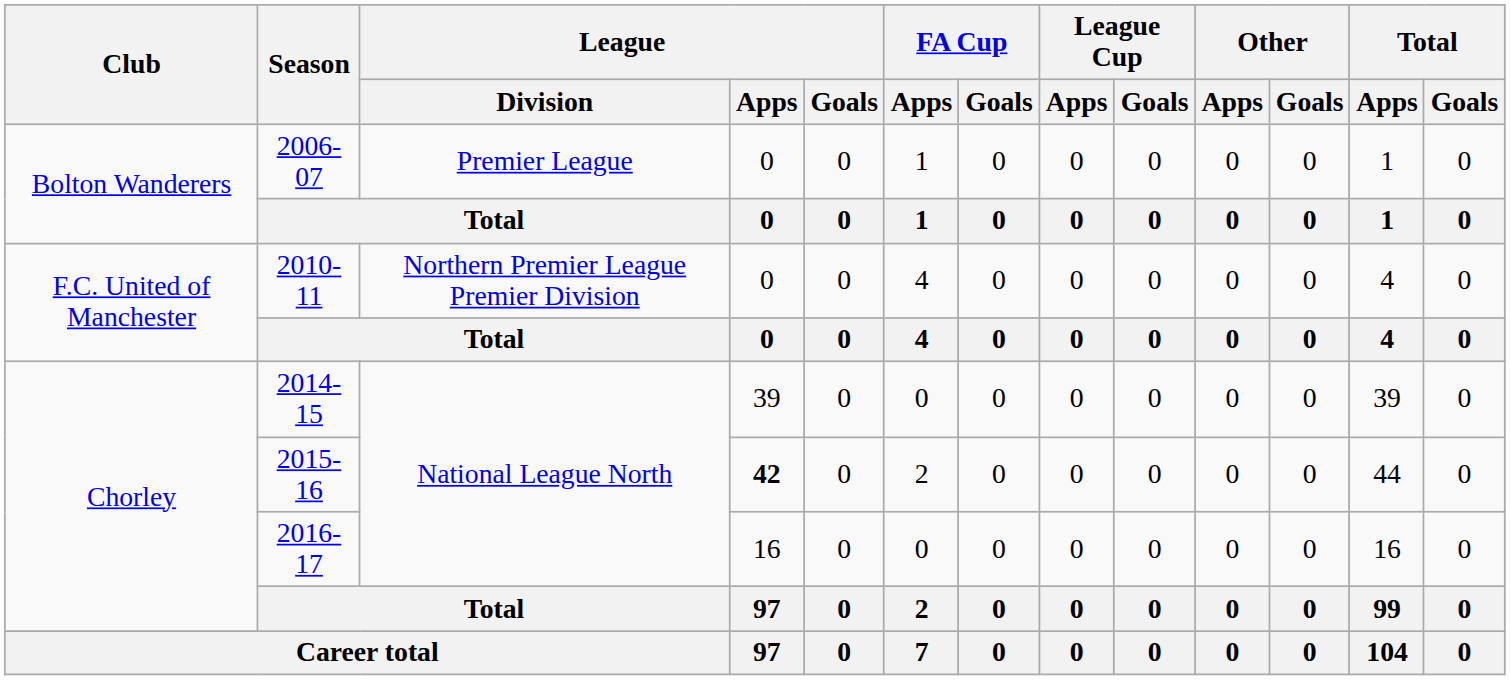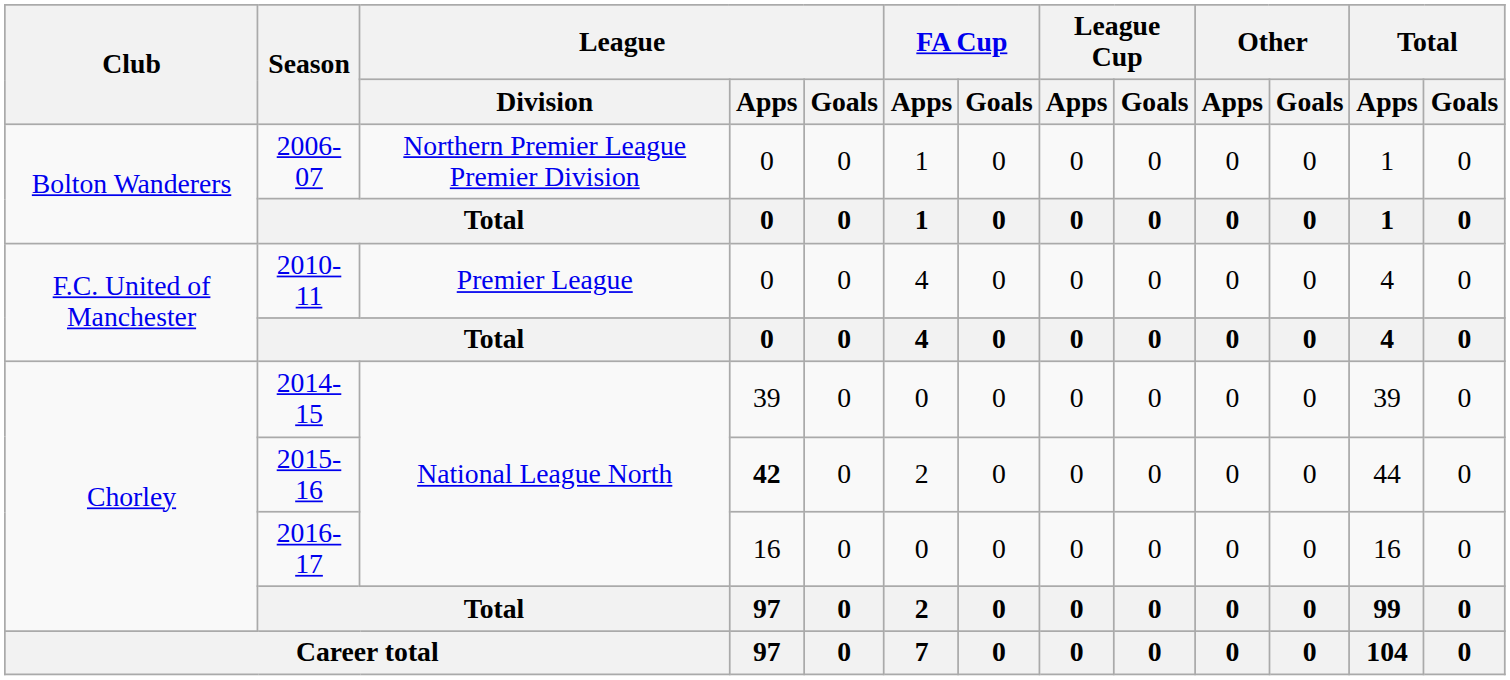(545, 160) Premier League -> (545, 160) Northern Premier League Premier Division
(545, 279) Northern Premier League Premier Division -> (545, 279) Premier League
